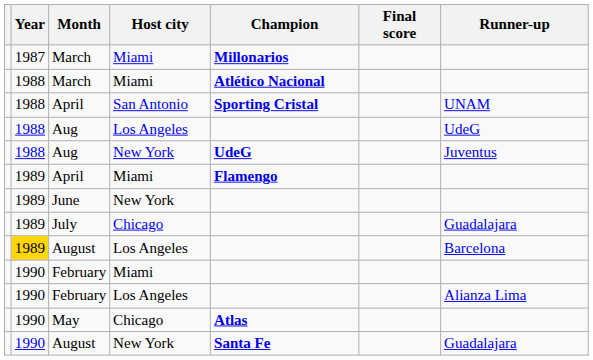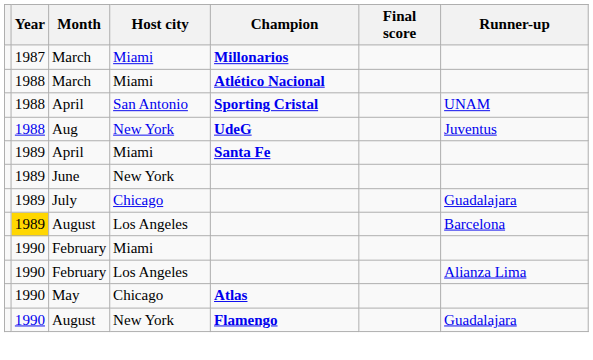- row: (65, 128)
(246, 176) Flamengo -> (242, 152) Santa Fe
(242, 343) Santa Fe -> (246, 319) Flamengo
